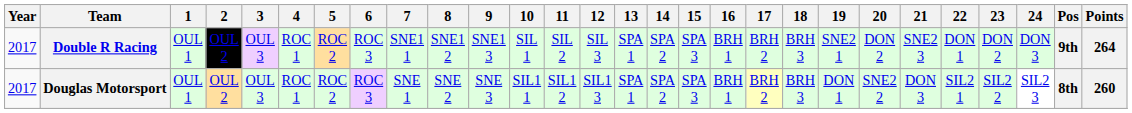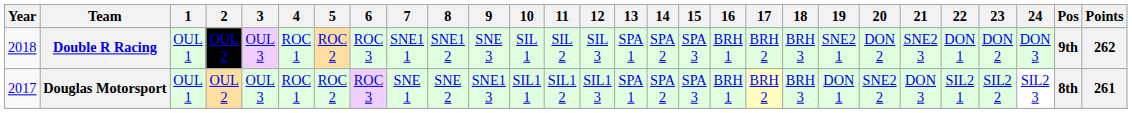(22, 47) 2017 -> (22, 47) 2018
(489, 47) SNE1 3 -> (489, 47) SNE 3
(1105, 47) 264 -> (1105, 47) 262
(489, 88) SNE 3 -> (489, 88) SNE1 3
(1105, 88) 260 -> (1105, 88) 261
